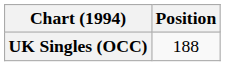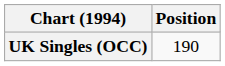(186, 46) 188 -> (186, 46) 190
